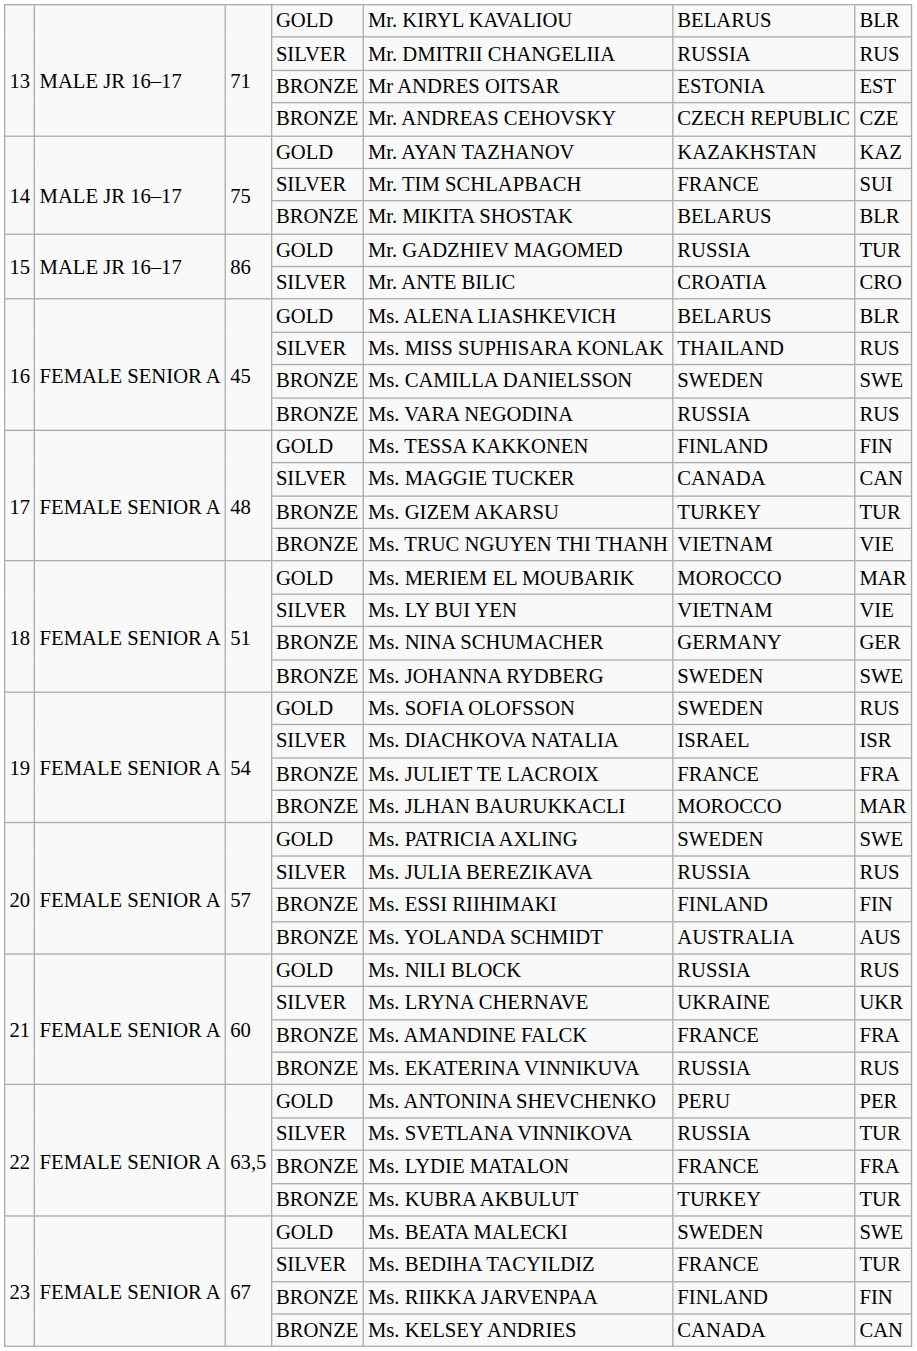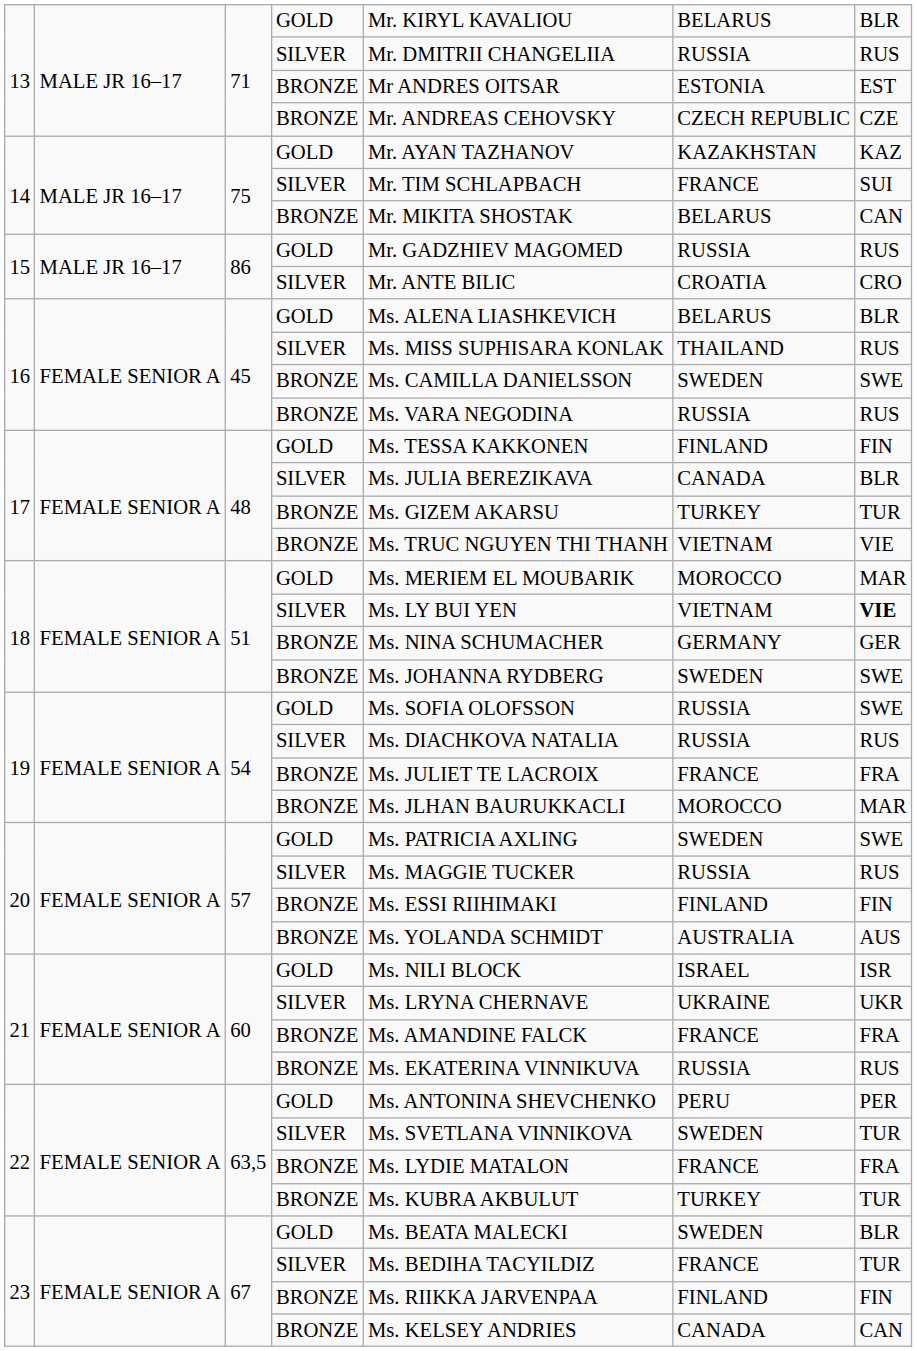(880, 217) BLR -> (881, 217) CAN
(880, 250) TUR -> (880, 250) RUS
(471, 479) Ms. MAGGIE TUCKER -> (480, 479) Ms. JULIA BEREZIKAVA
(881, 479) CAN -> (880, 479) BLR
(877, 610) normal -> (878, 610) bold
(720, 708) SWEDEN -> (714, 708) RUSSIA
(880, 708) RUS -> (881, 708) SWE
(713, 741) ISRAEL -> (714, 741) RUSSIA
(876, 741) ISR -> (880, 741) RUS
(480, 871) Ms. JULIA BEREZIKAVA -> (471, 871) Ms. MAGGIE TUCKER
(714, 970) RUSSIA -> (713, 970) ISRAEL
(880, 970) RUS -> (876, 970) ISR
(714, 1133) RUSSIA -> (720, 1133) SWEDEN
(881, 1232) SWE -> (880, 1232) BLR
